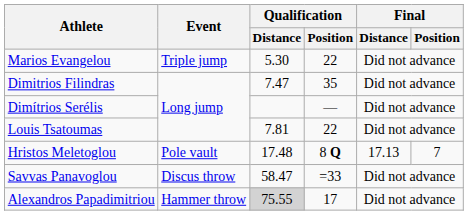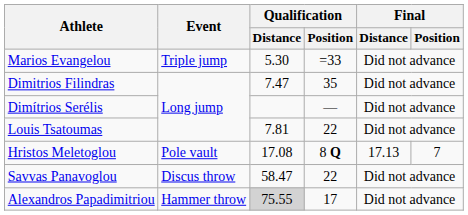(330, 61) 22 -> (330, 61) =33
(277, 153) 17.48 -> (277, 153) 17.08
(330, 176) =33 -> (330, 176) 22
